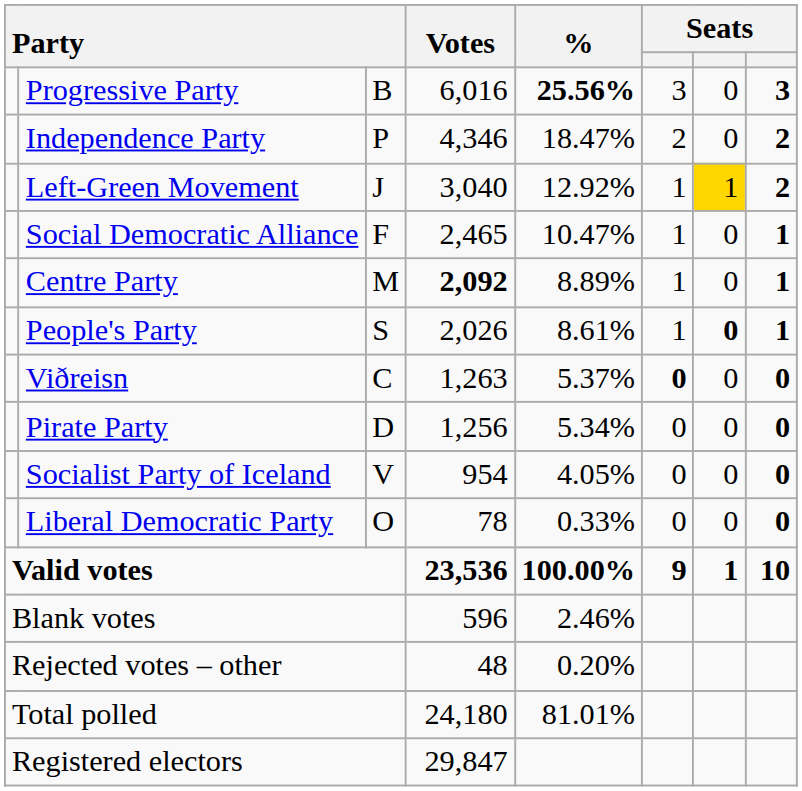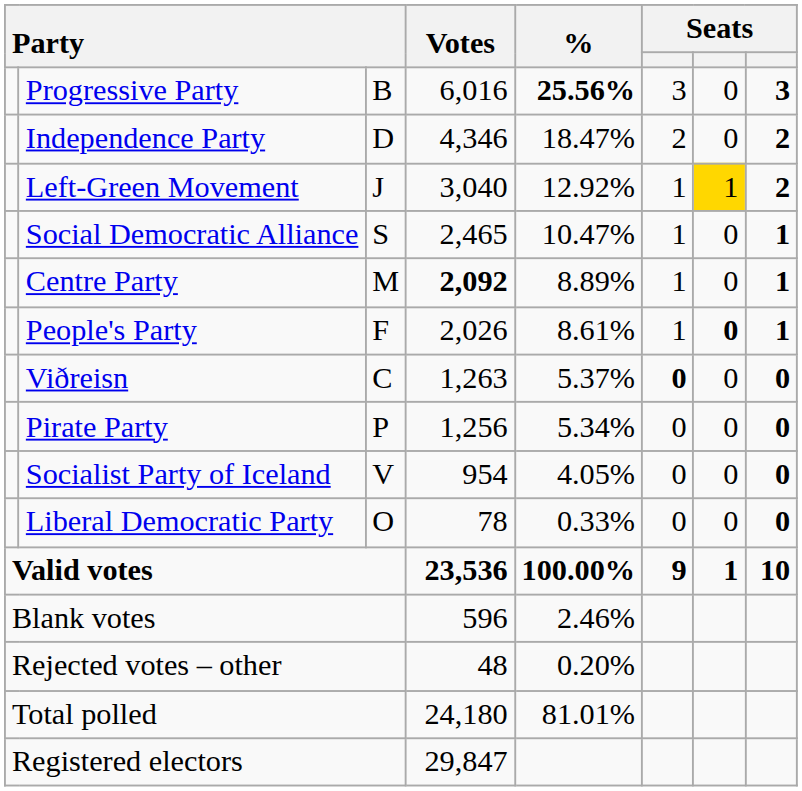(381, 138) P -> (383, 138) D
(381, 234) F -> (381, 234) S
(381, 330) S -> (381, 330) F
(383, 426) D -> (381, 426) P
